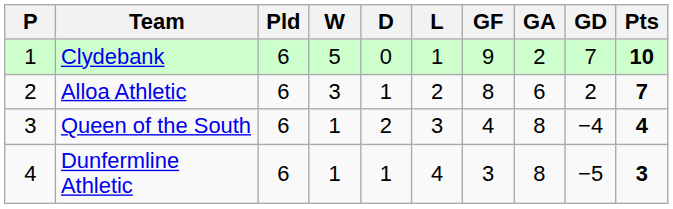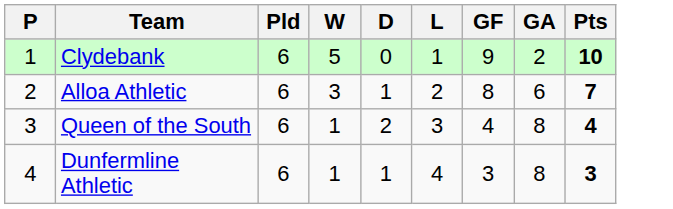- column: (591, 21)
